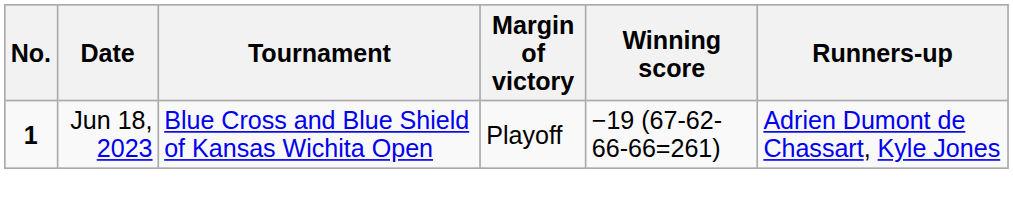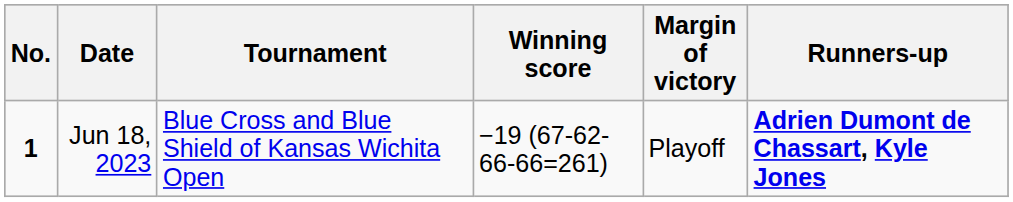columns swapped: (672, 53) <-> (533, 53)
(882, 135) normal -> (862, 149) bold
